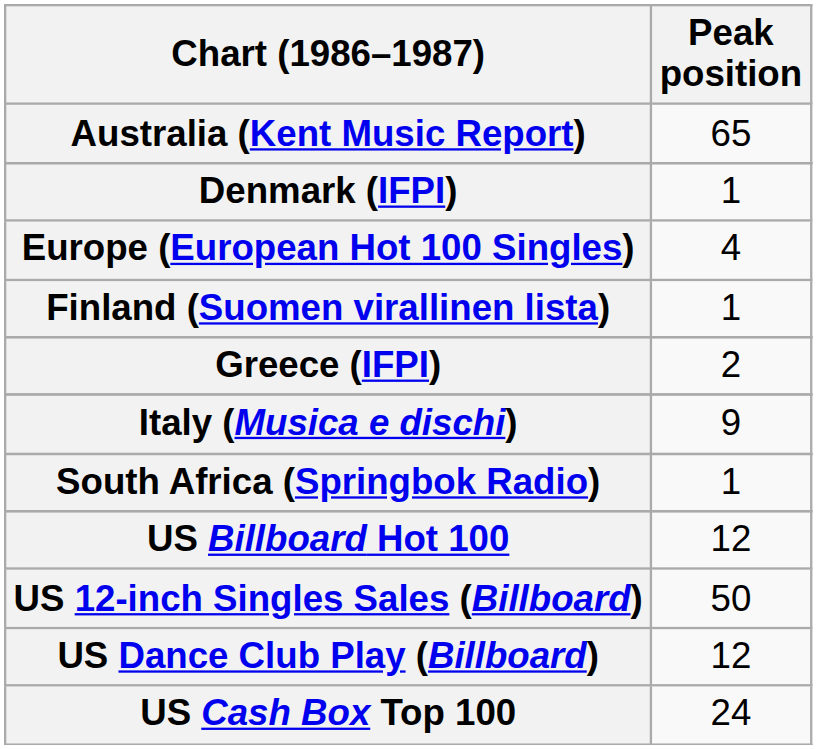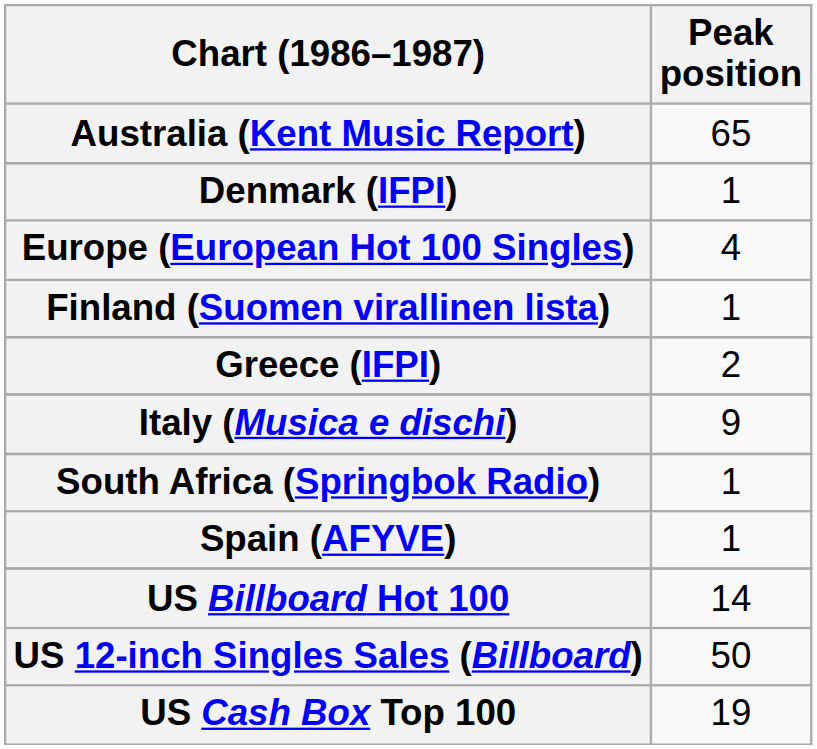+ row: (328, 539)
(731, 539) 12 -> (731, 597) 14
- row: (328, 655)
(731, 713) 24 -> (731, 713) 19
